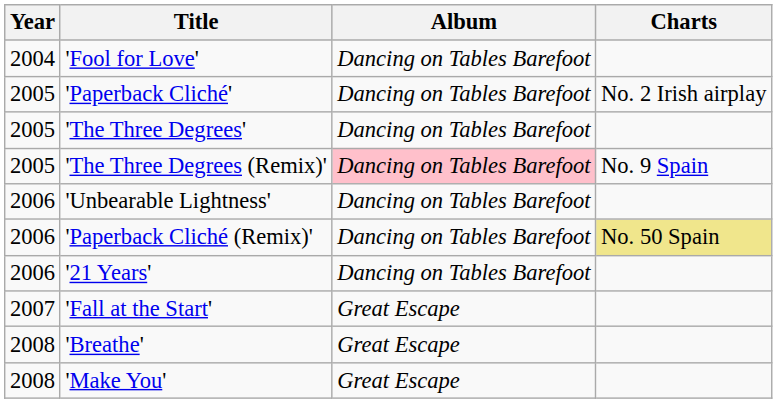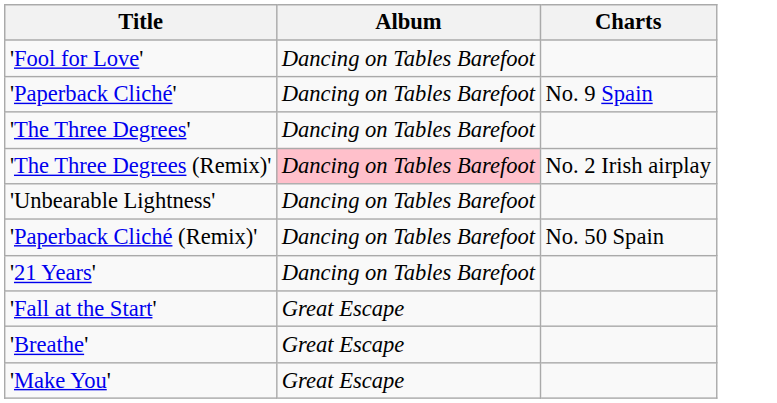- column: (32, 22)
(684, 93) No. 2 Irish airplay -> (599, 93) No. 9 Spain
(655, 165) No. 9 Spain -> (628, 165) No. 2 Irish airplay
(660, 237) khaki background -> (605, 237) no background
